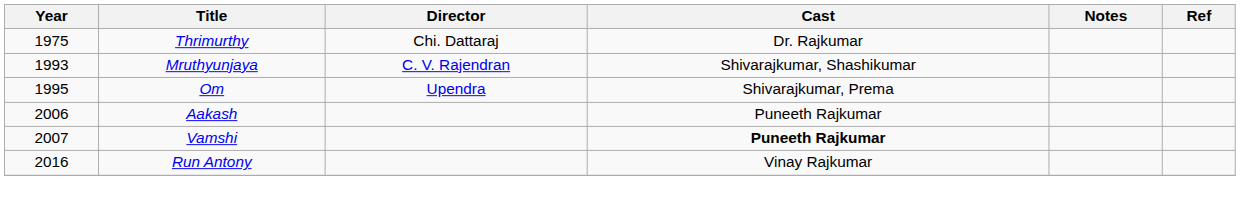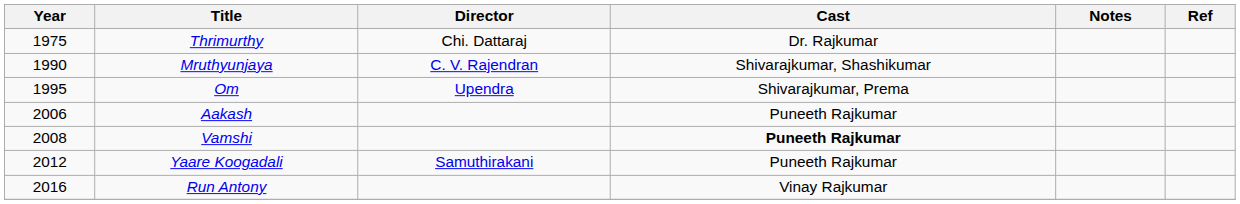(52, 65) 1993 -> (50, 65) 1990
(52, 138) 2007 -> (50, 138) 2008
+ row: (227, 162)
